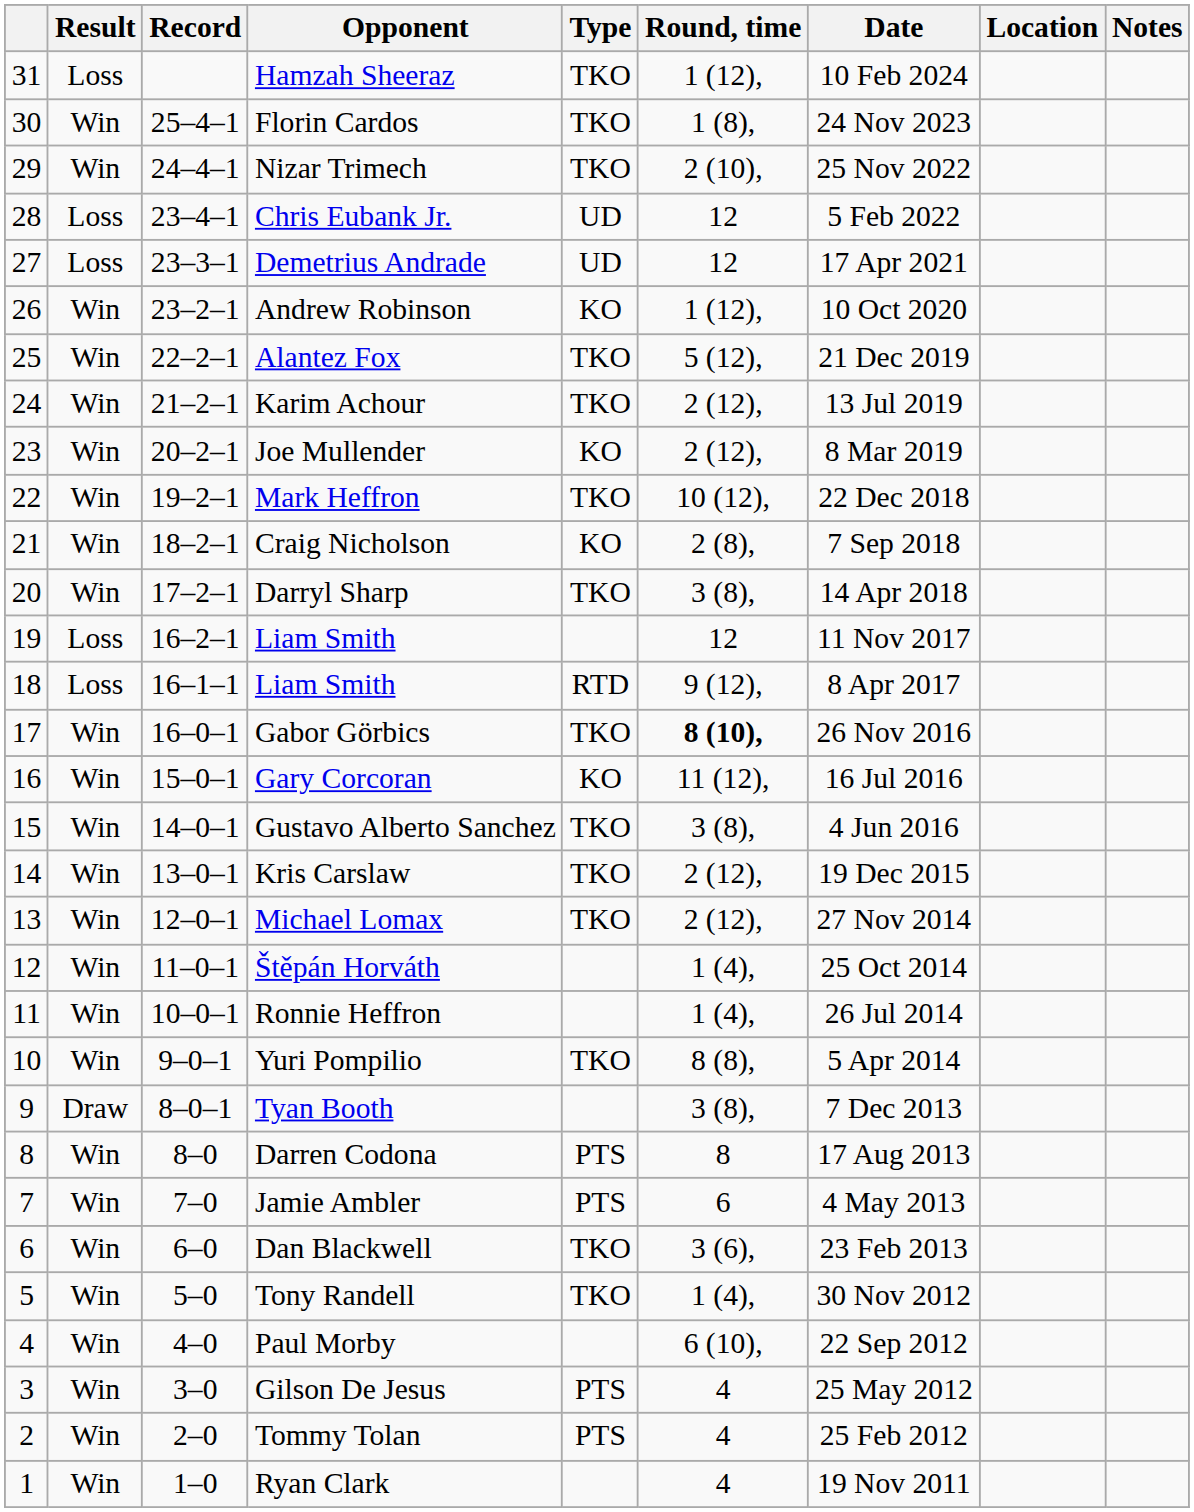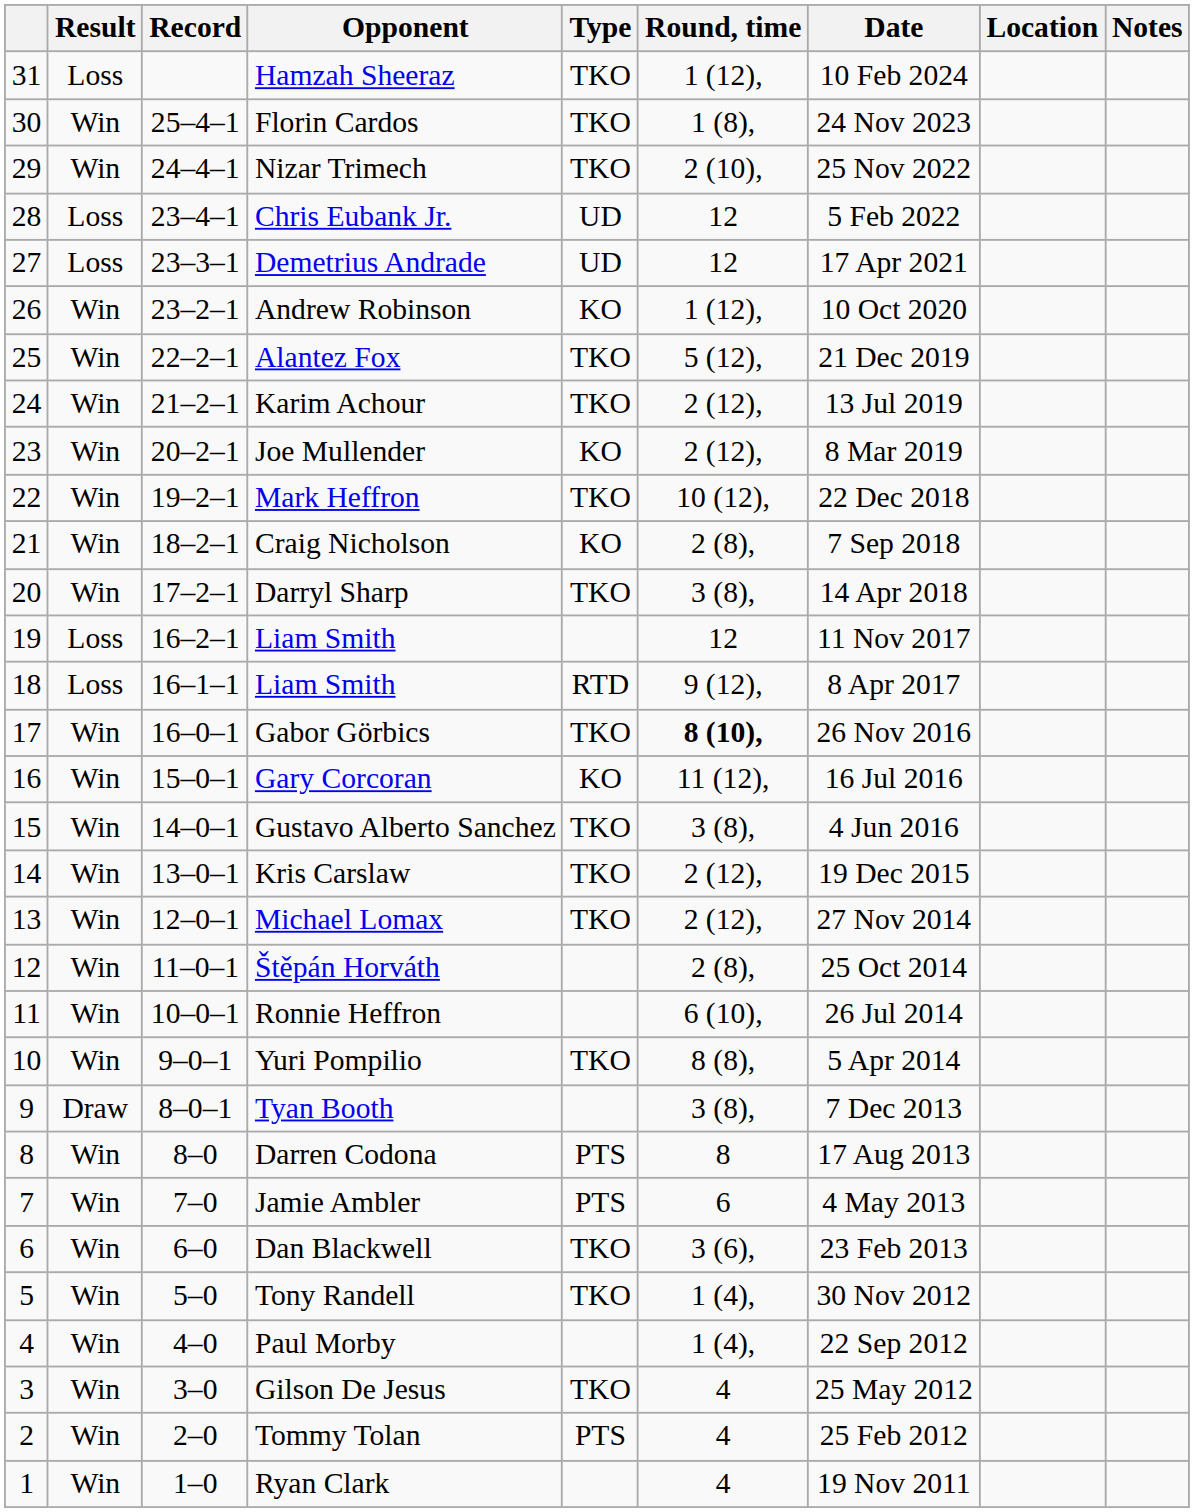(723, 966) 1 (4), -> (723, 966) 2 (8),
(723, 1013) 1 (4), -> (723, 1013) 6 (10),
(723, 1342) 6 (10), -> (723, 1342) 1 (4),
(600, 1389) PTS -> (600, 1389) TKO
